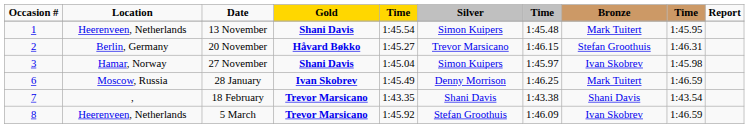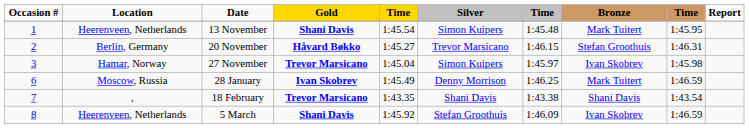(326, 64) Shani Davis -> (326, 64) Trevor Marsicano
(326, 115) Trevor Marsicano -> (326, 115) Shani Davis
